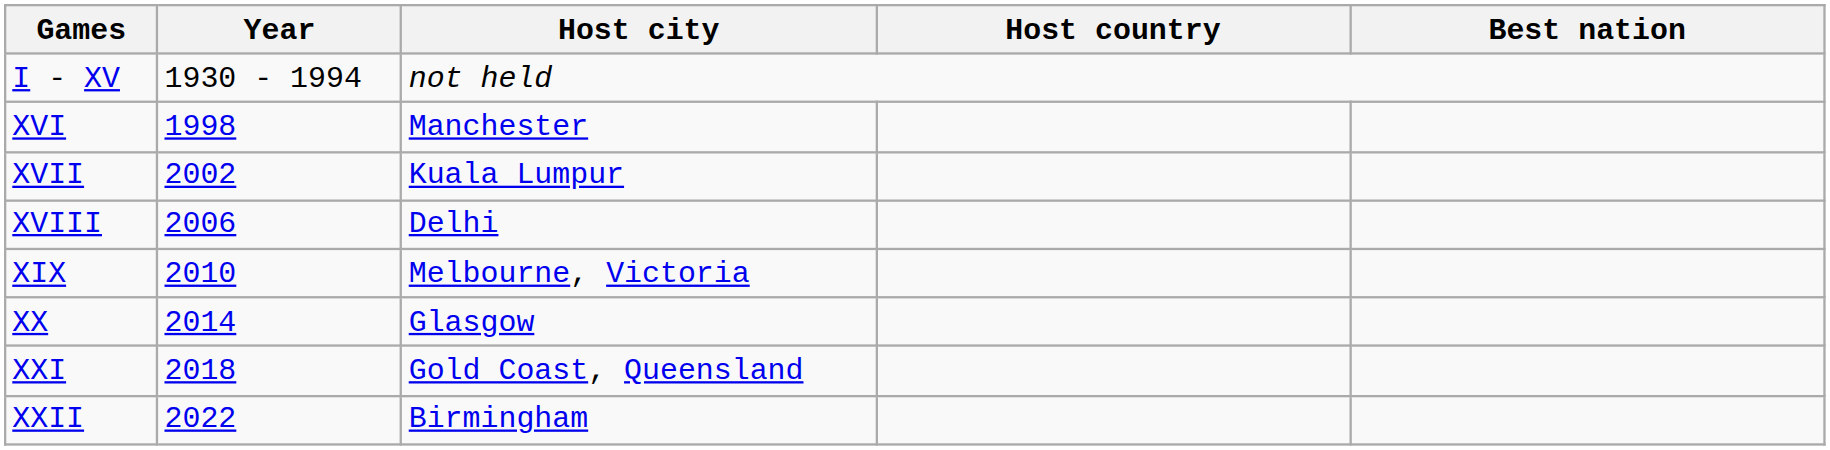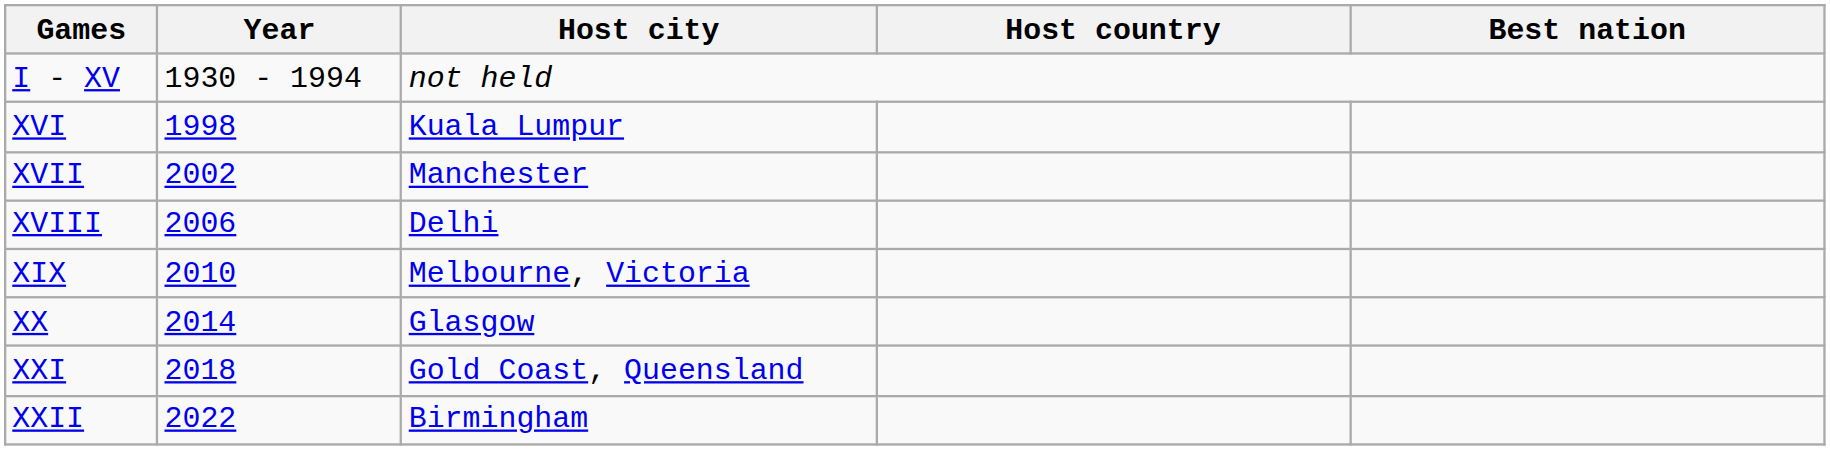(498, 127) Manchester -> (516, 127) Kuala Lumpur
(516, 176) Kuala Lumpur -> (498, 176) Manchester
